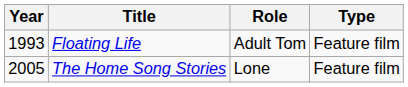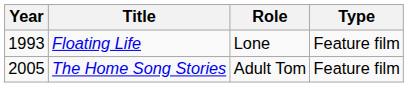(270, 43) Adult Tom -> (252, 43) Lone
(252, 69) Lone -> (270, 69) Adult Tom
